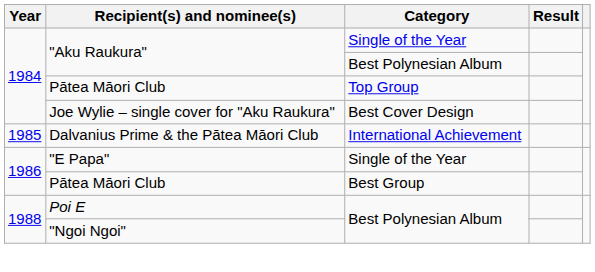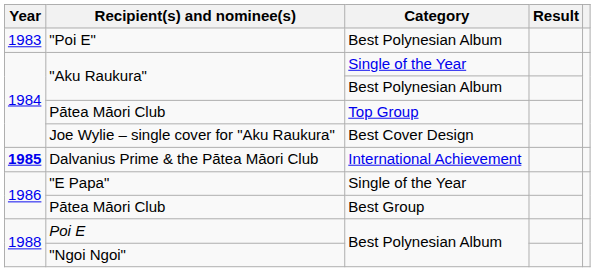+ row: (73, 40)
(25, 135) normal -> (25, 159) bold
